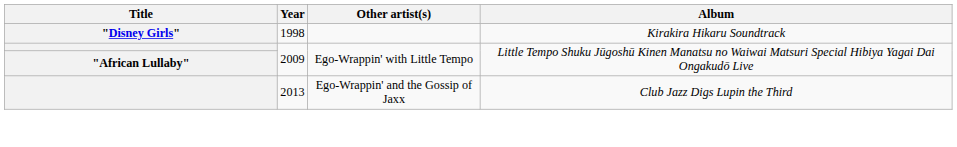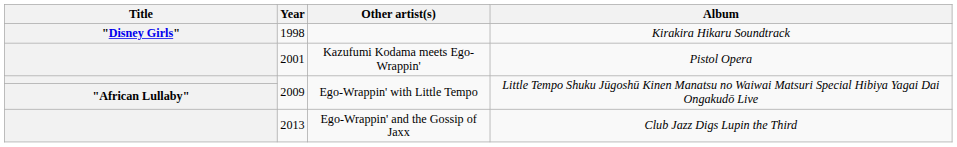+ row: (399, 59)
